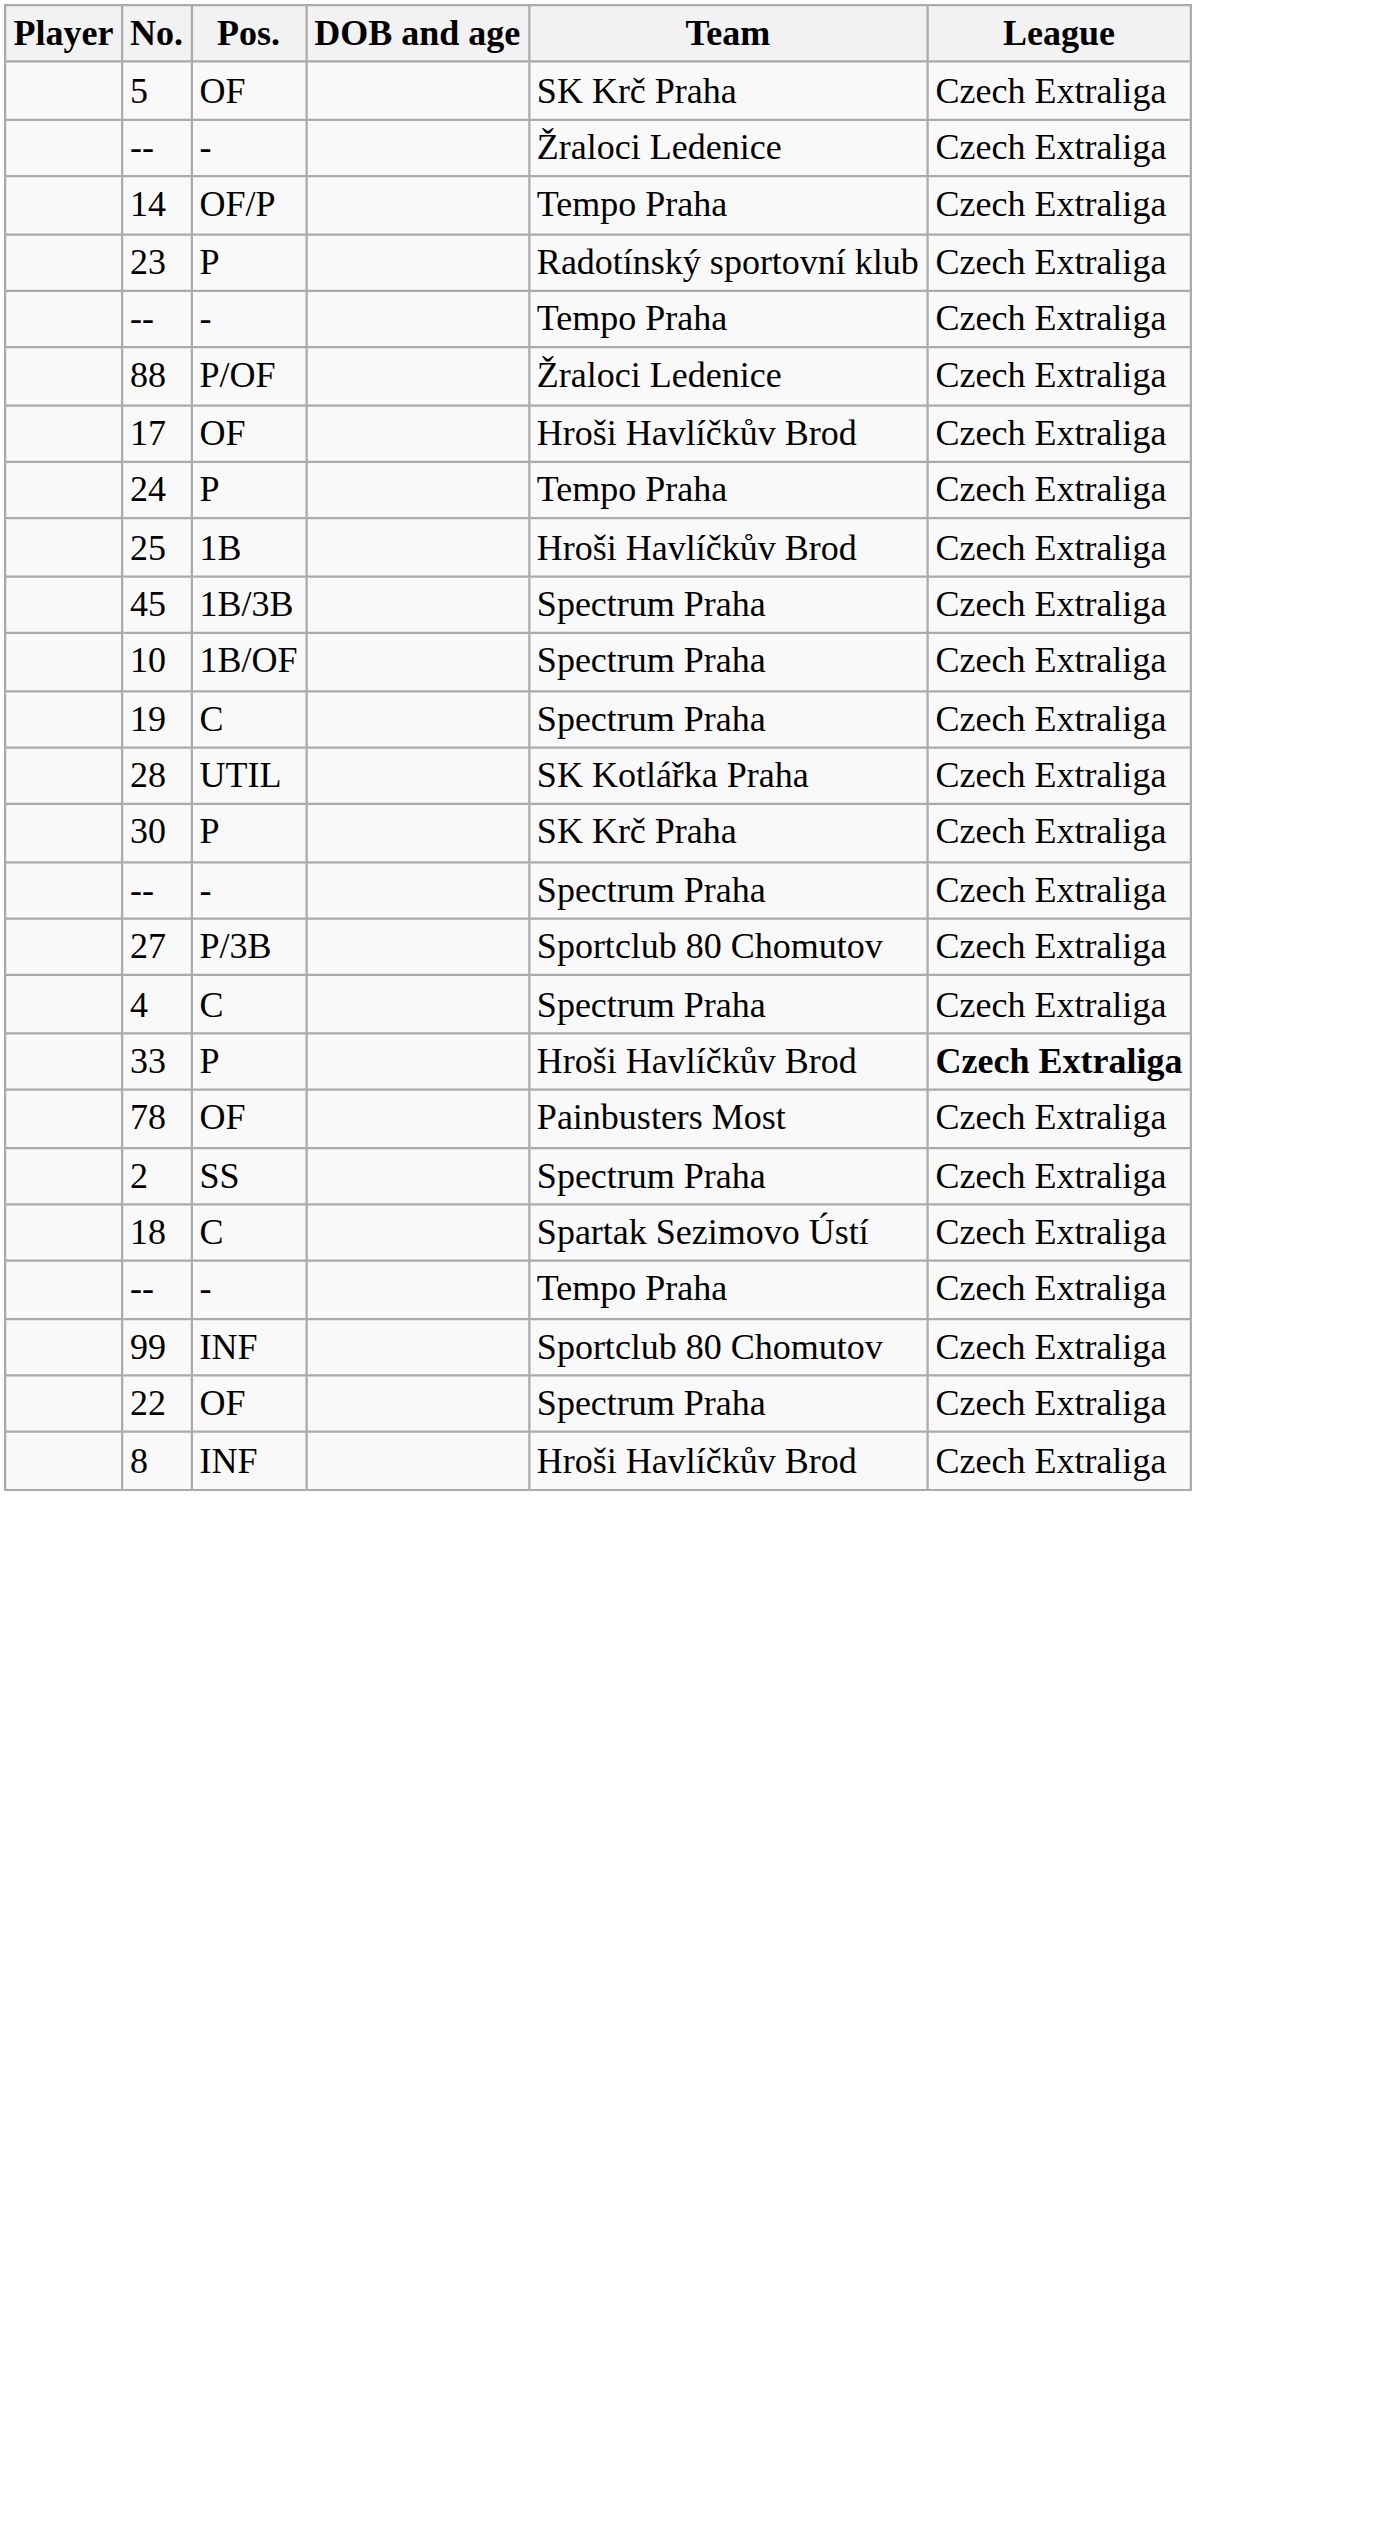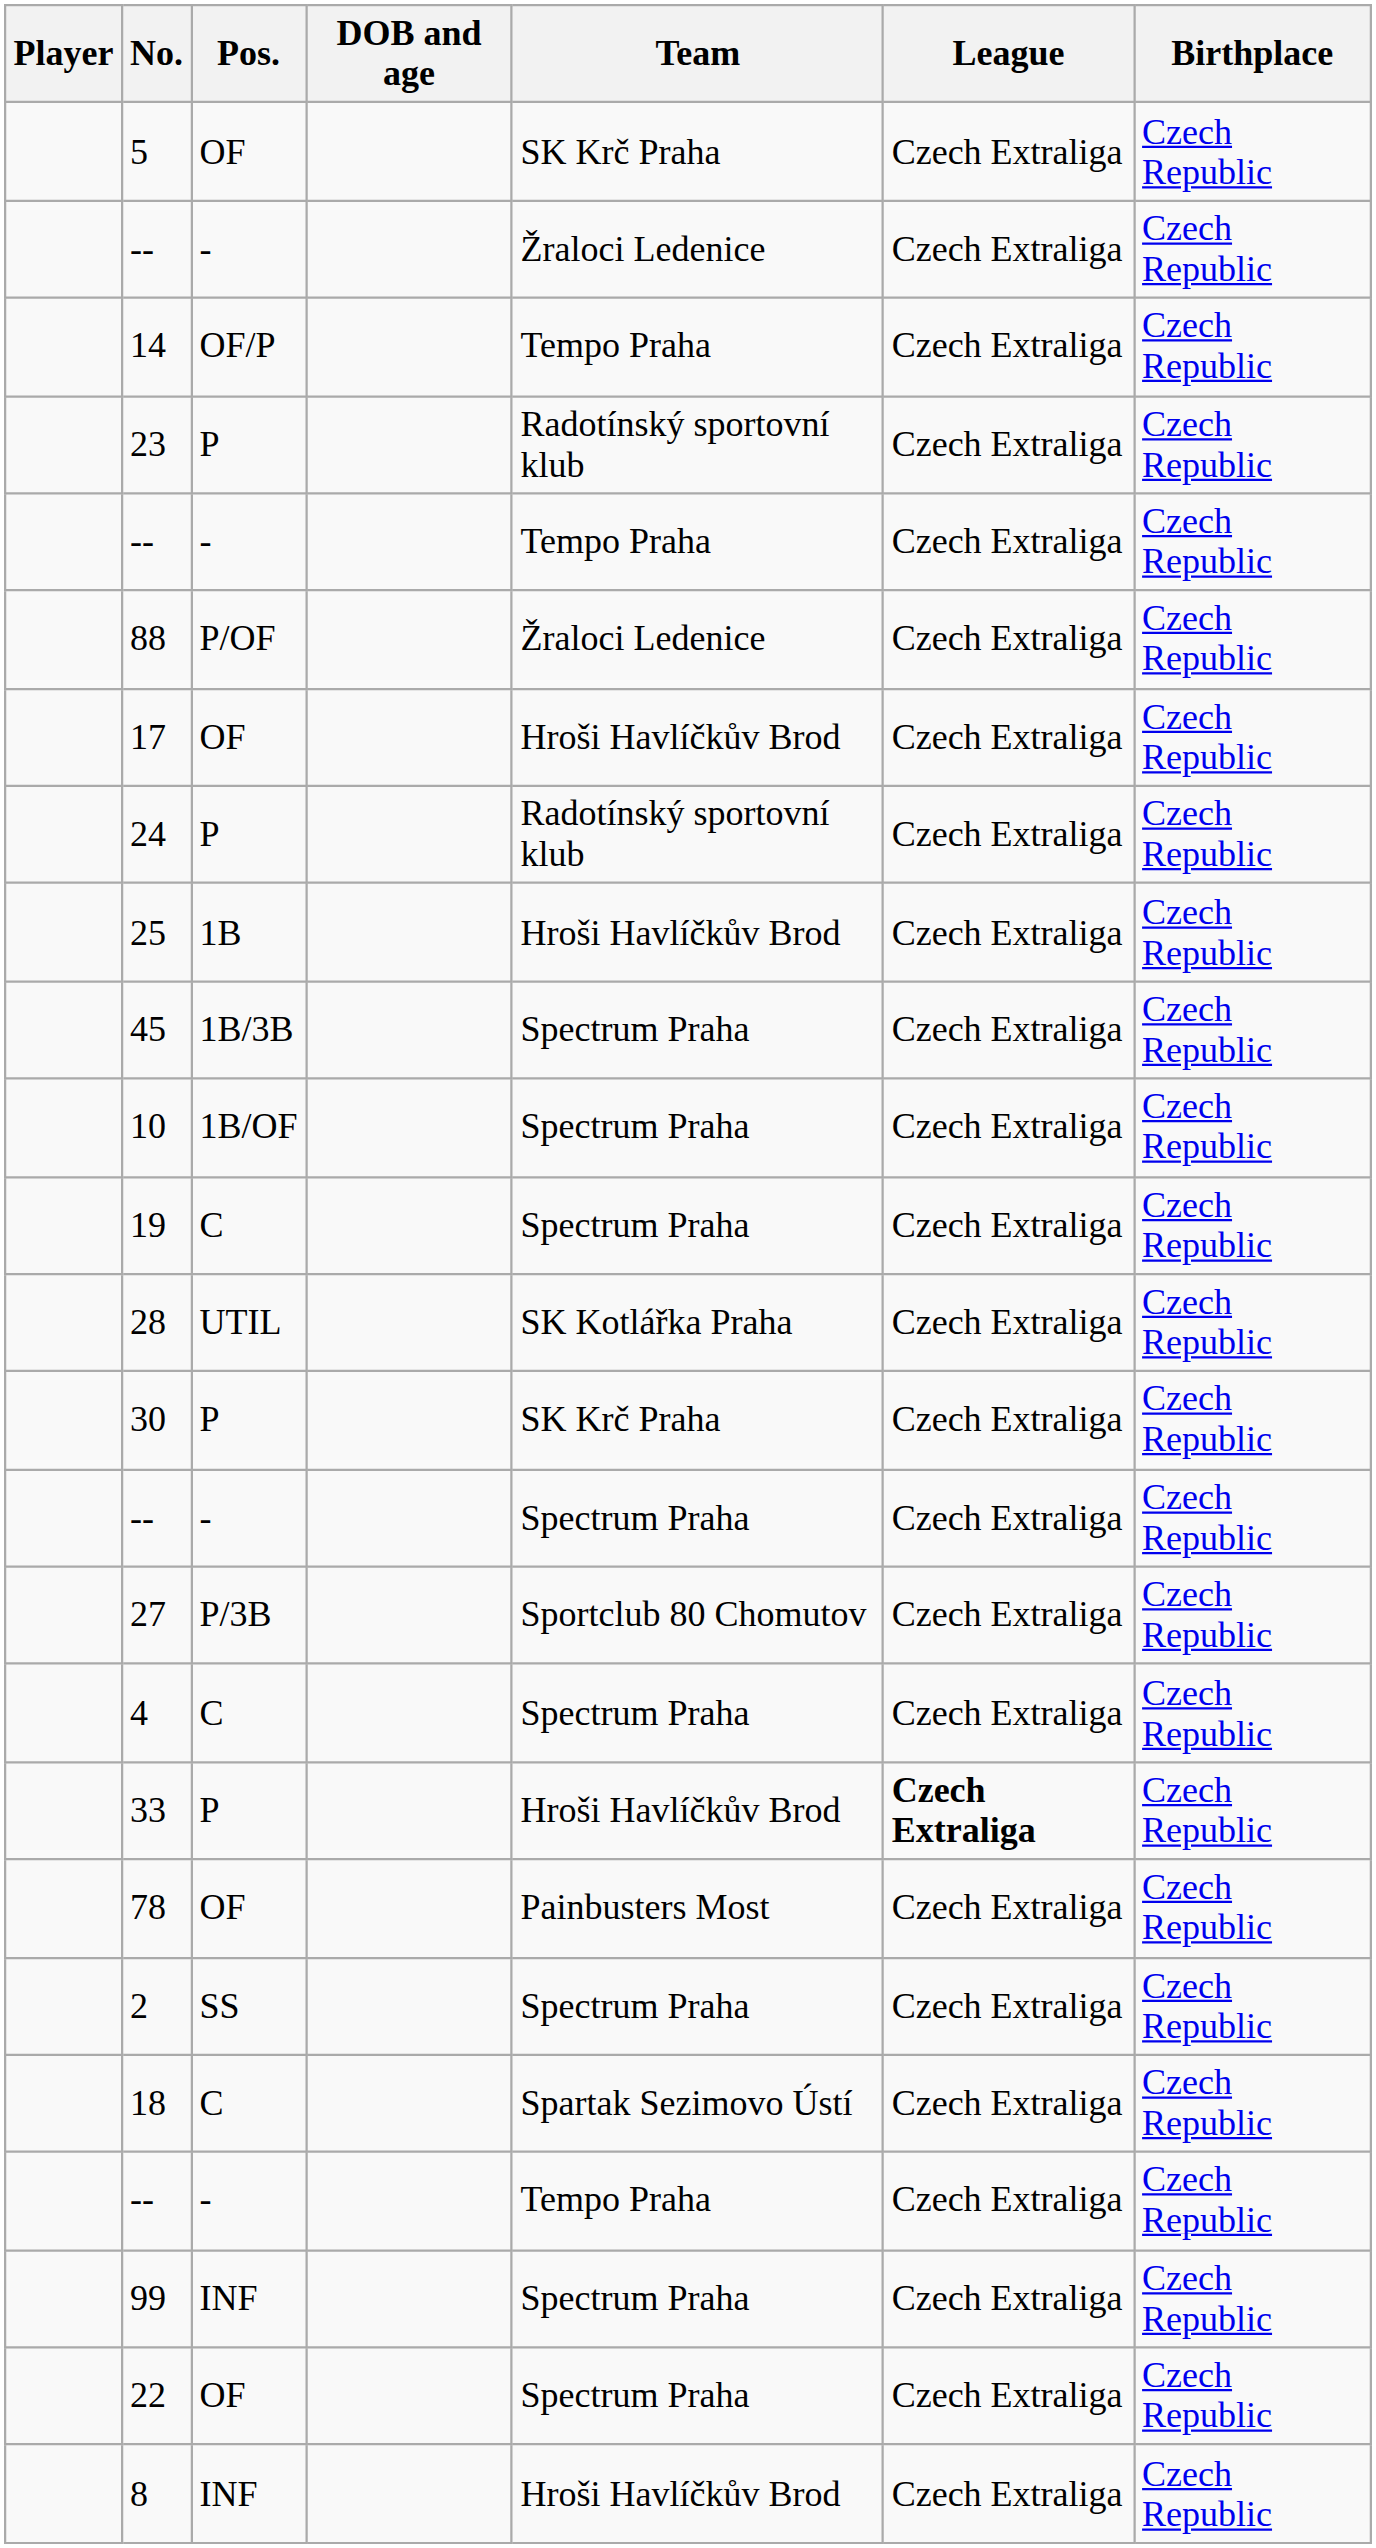+ column: (1252, 53)
(632, 489) Tempo Praha -> (675, 834) Radotínský sportovní klub
(710, 1346) Sportclub 80 Chomutov -> (635, 2297) Spectrum Praha
